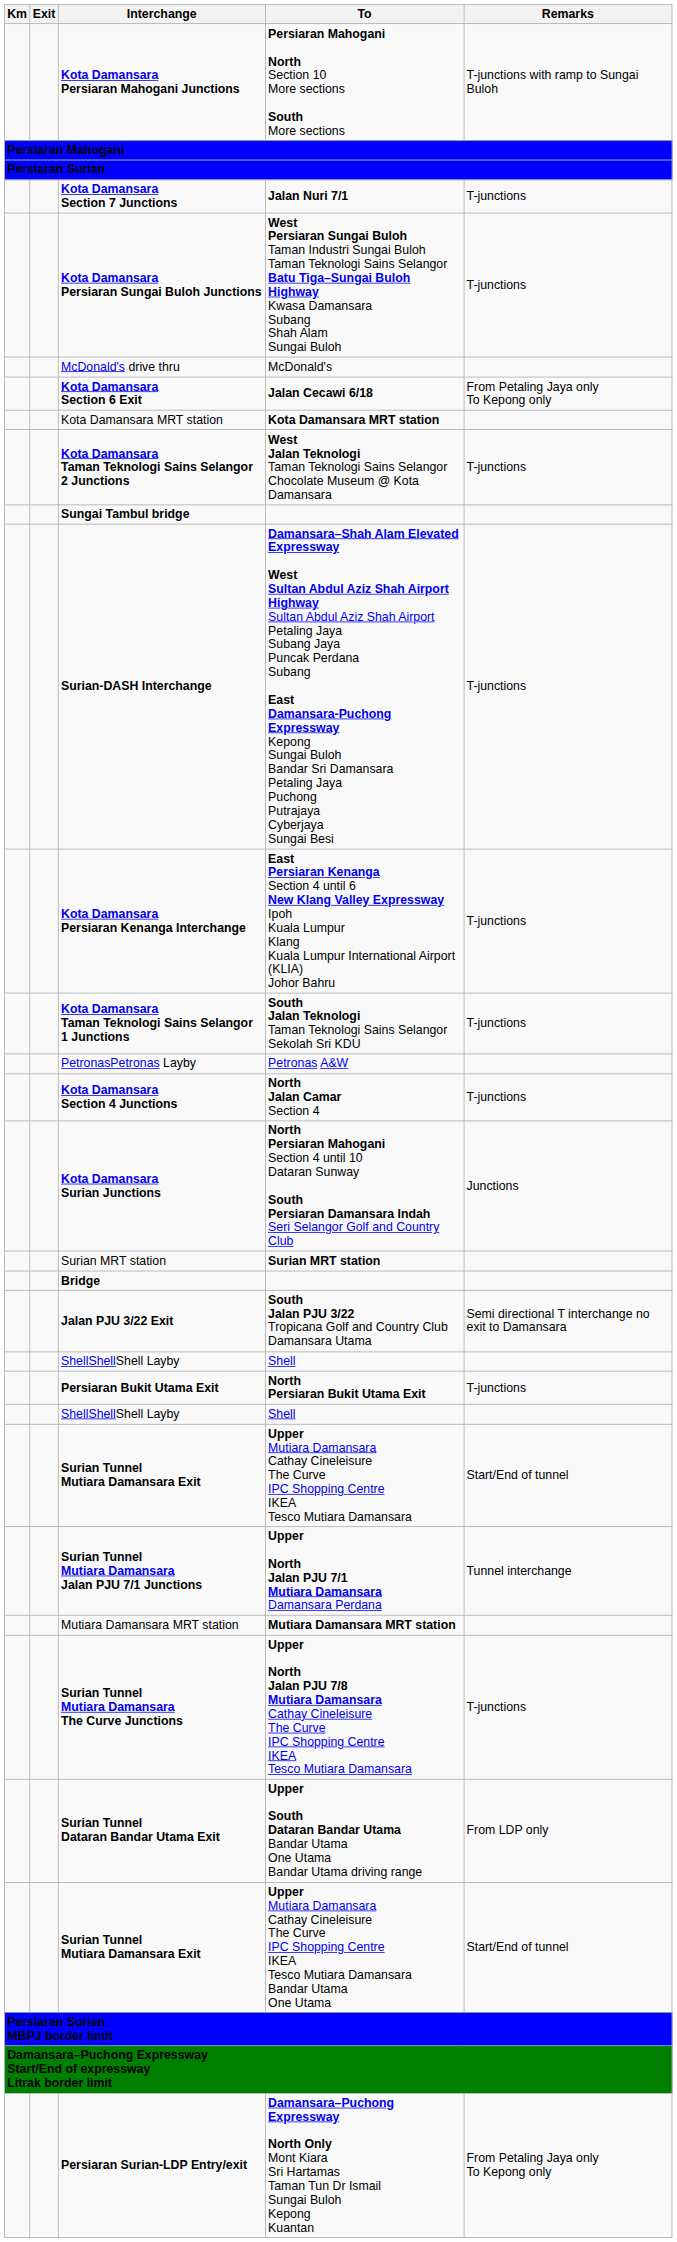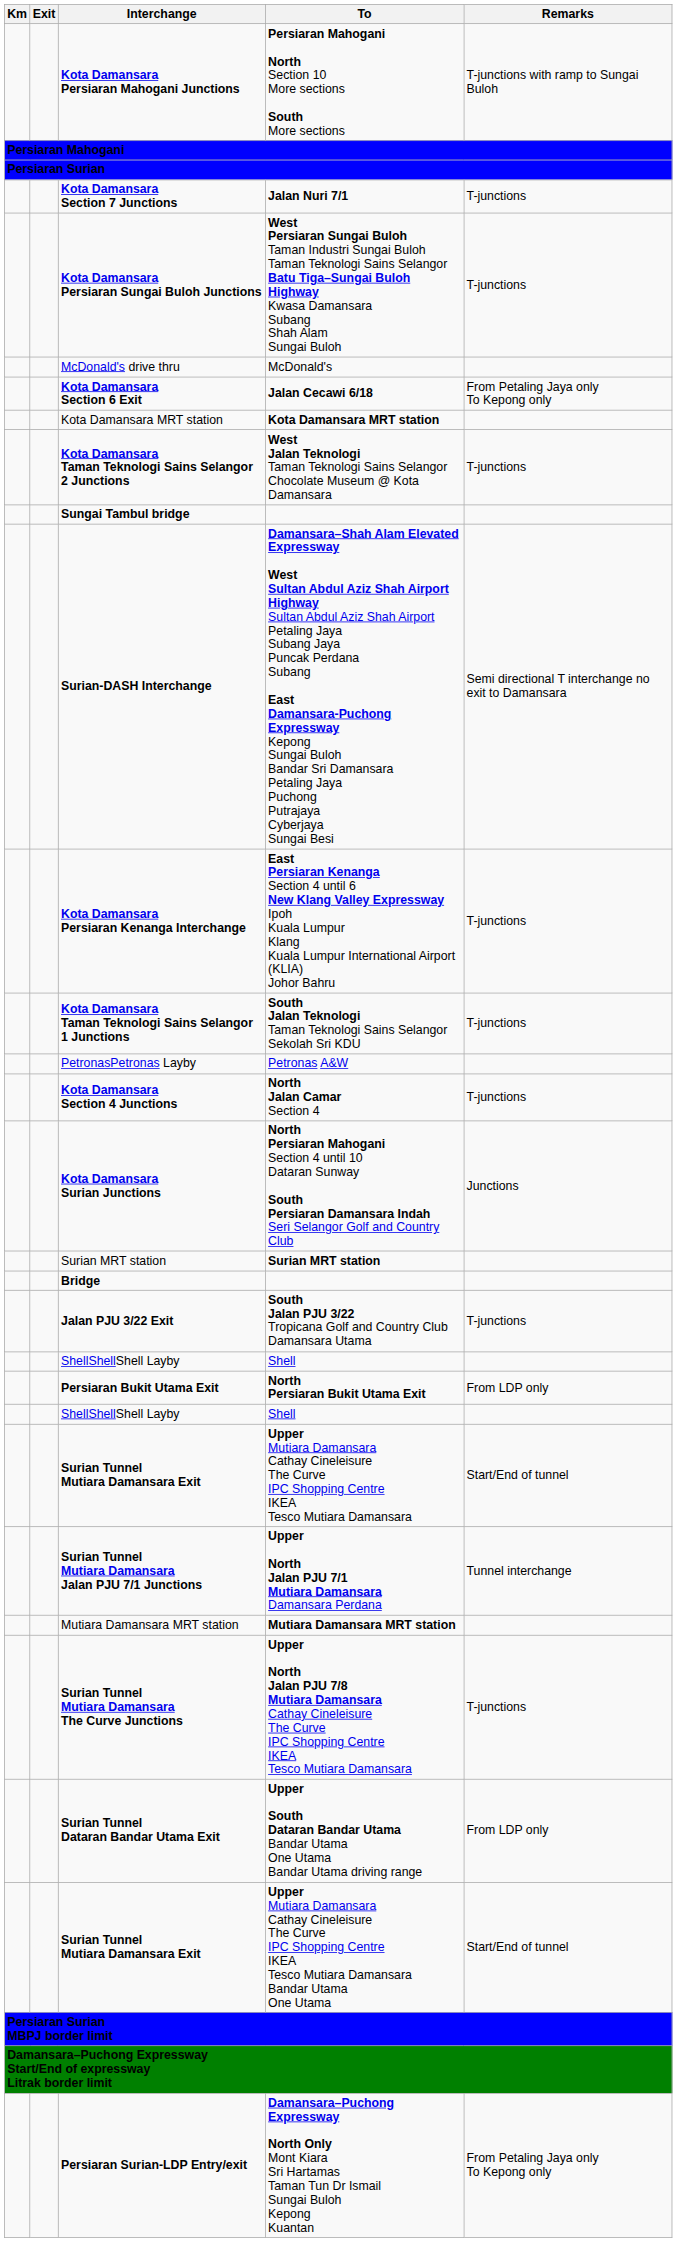(496, 686) T-junctions -> (558, 686) Semi directional T interchange no exit to Damansara
(558, 1321) Semi directional T interchange no exit to Damansara -> (496, 1321) T-junctions
(496, 1387) T-junctions -> (507, 1387) From LDP only
